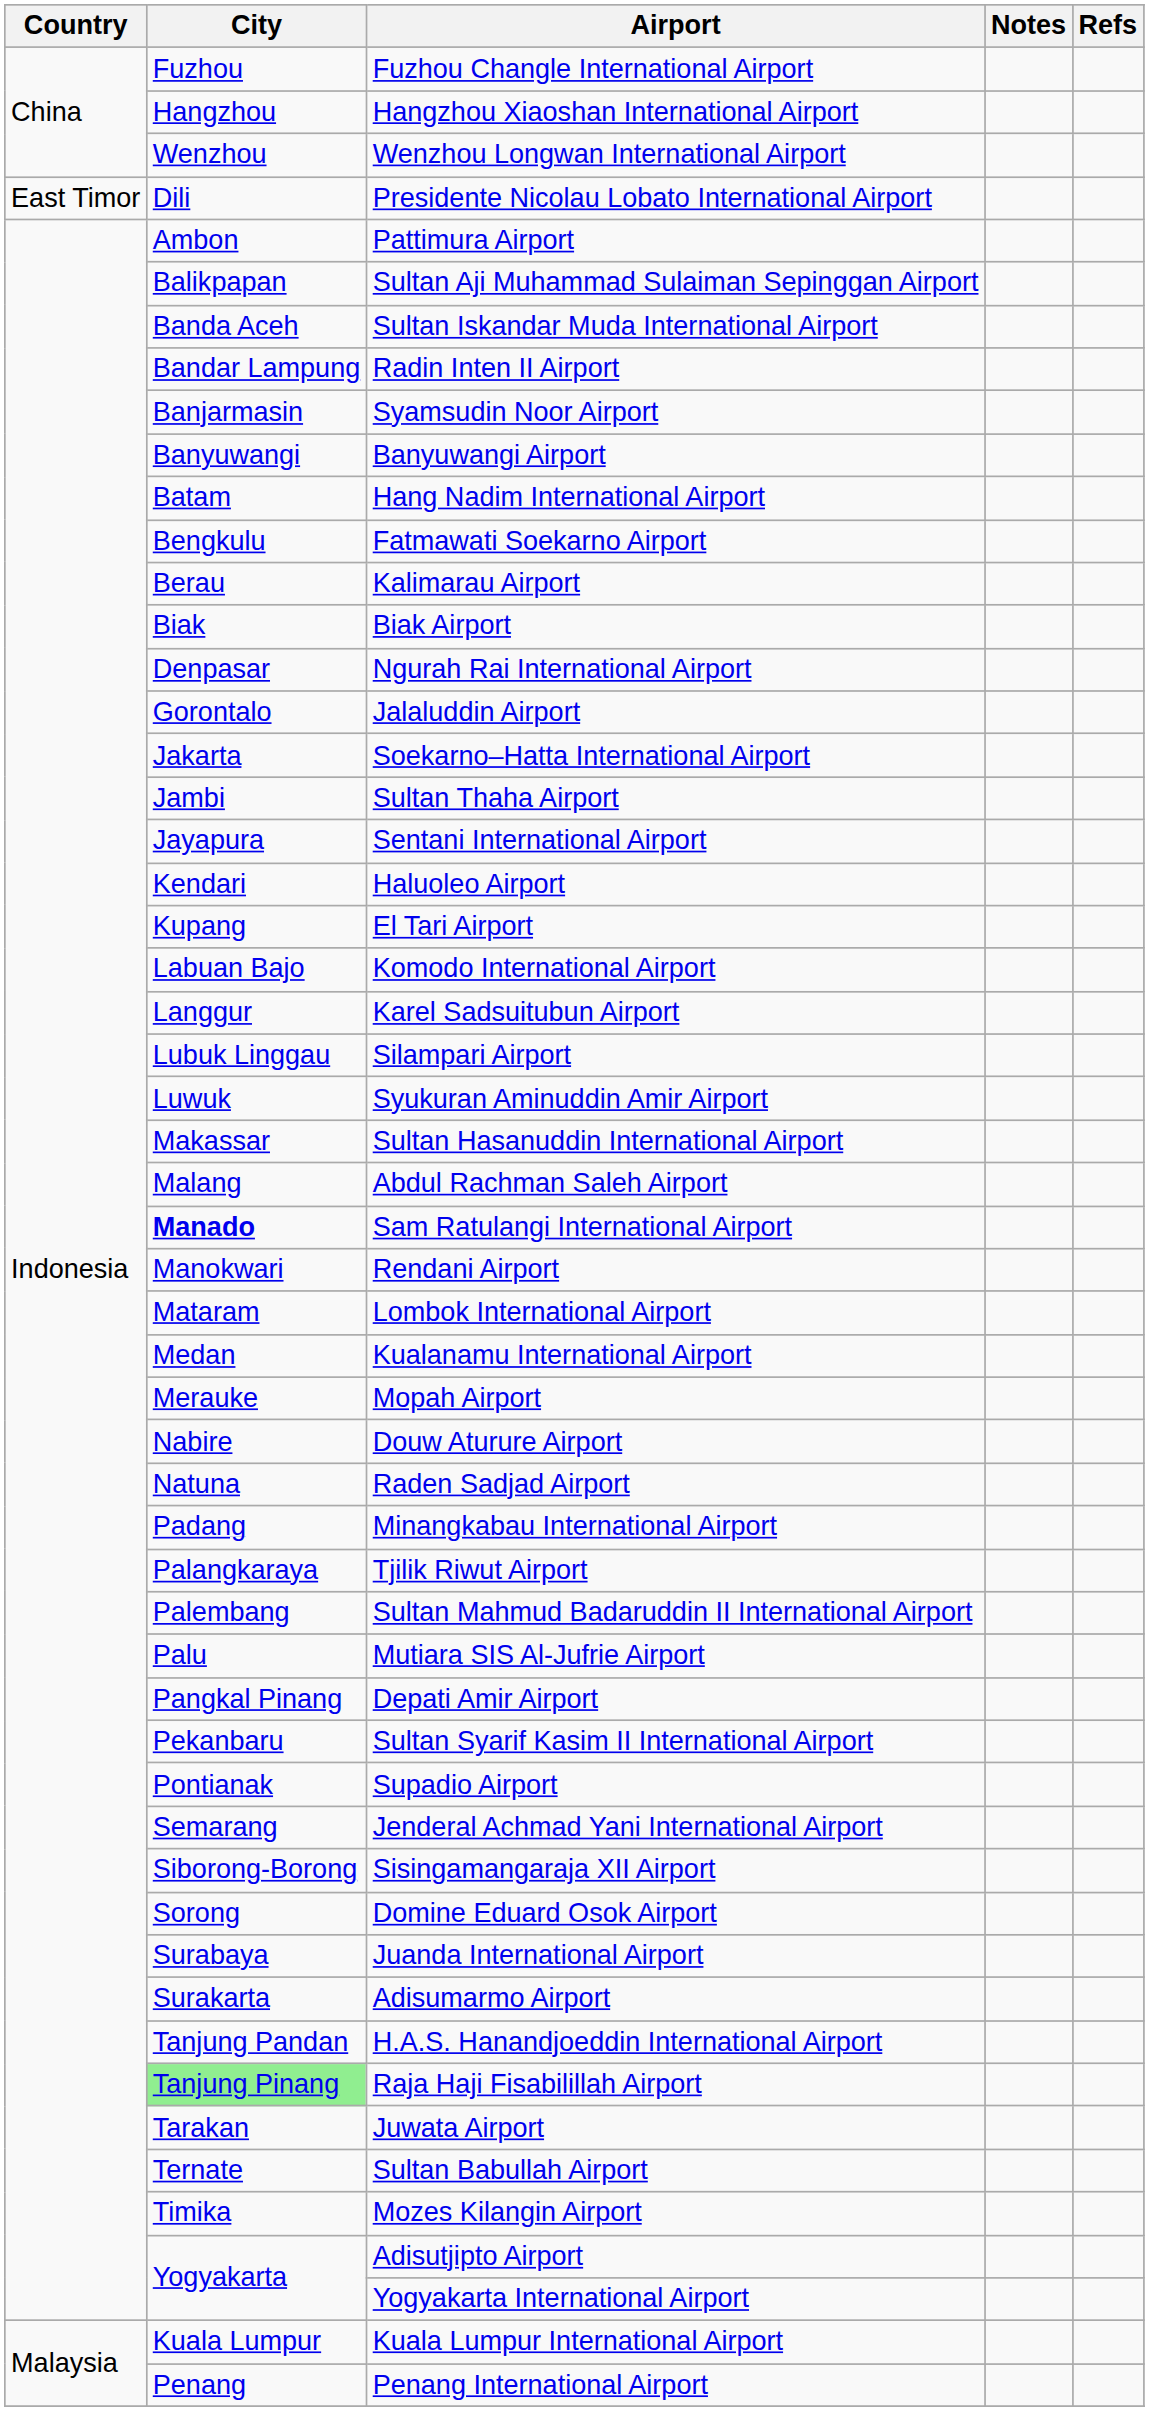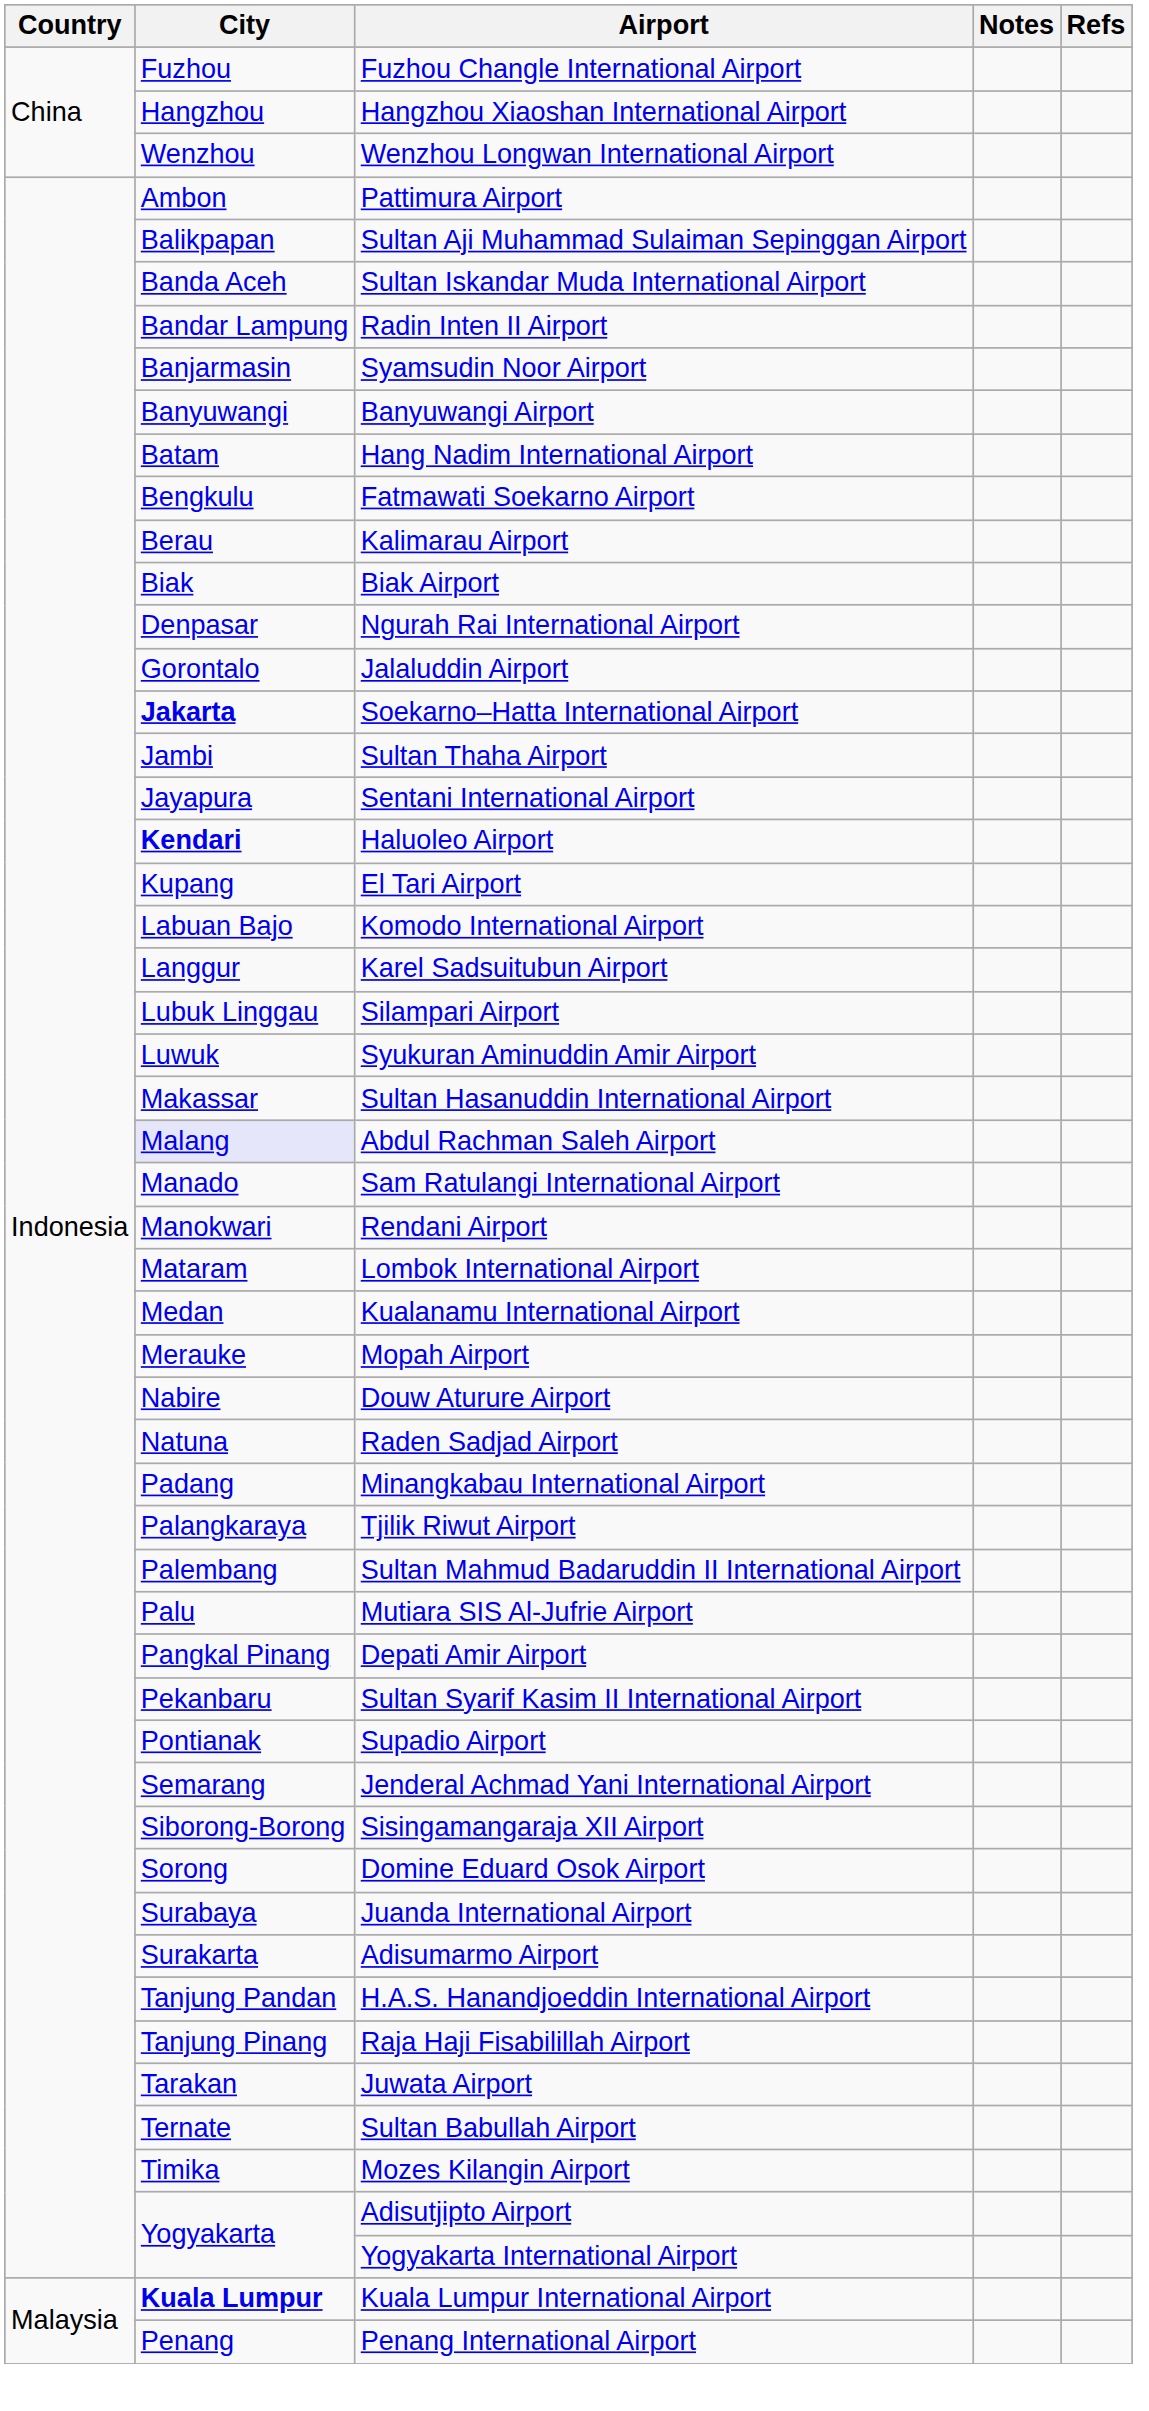- row: (652, 197)
(197, 754) normal -> (188, 712) bold
(199, 883) normal -> (191, 840) bold
(197, 1183) no background -> (185, 1140) lavender background
(204, 1226) bold -> (190, 1183) normal
(246, 2084) lightgreen background -> (234, 2041) no background
(237, 2341) normal -> (232, 2298) bold
